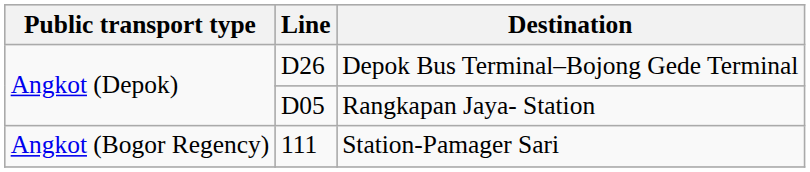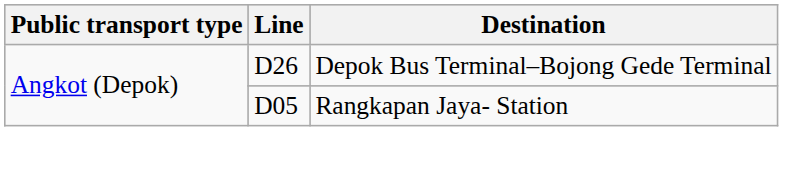- row: (451, 145)
